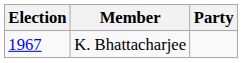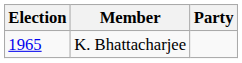(25, 44) 1967 -> (25, 44) 1965
